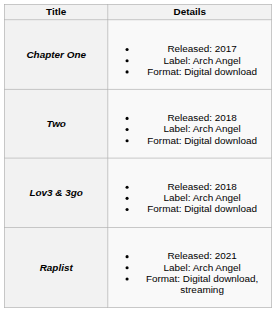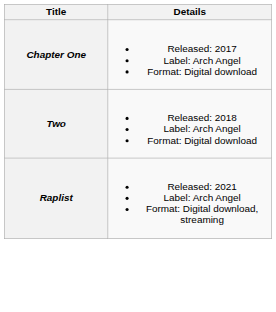- row: (56, 192)
